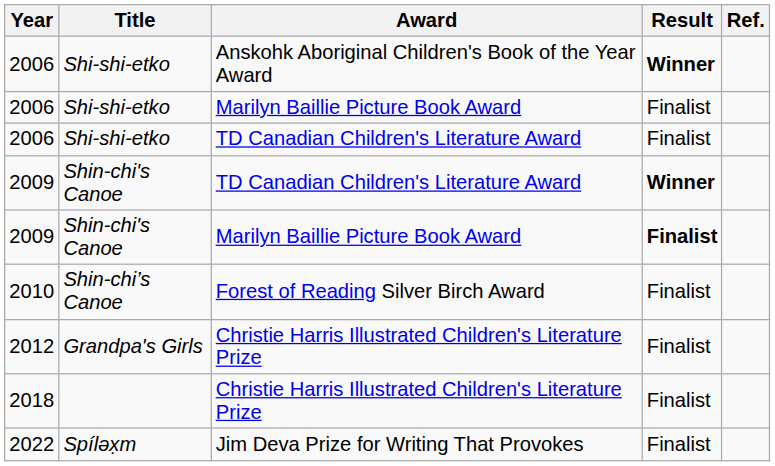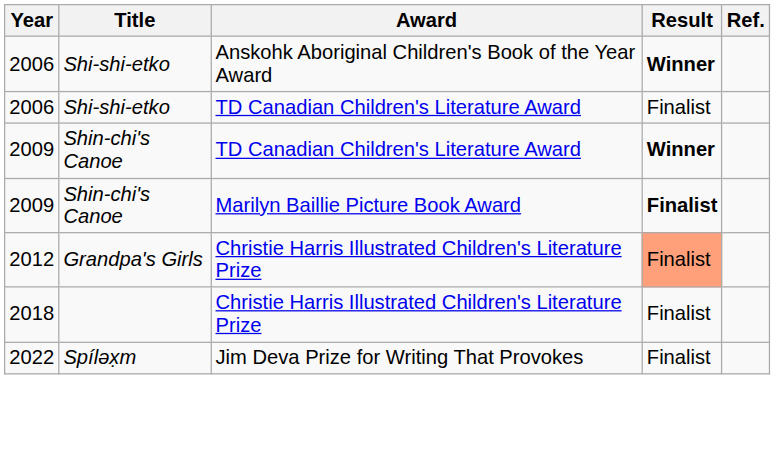- row: (32, 107)
- row: (32, 291)
(679, 346) no background -> (679, 259) lightsalmon background
